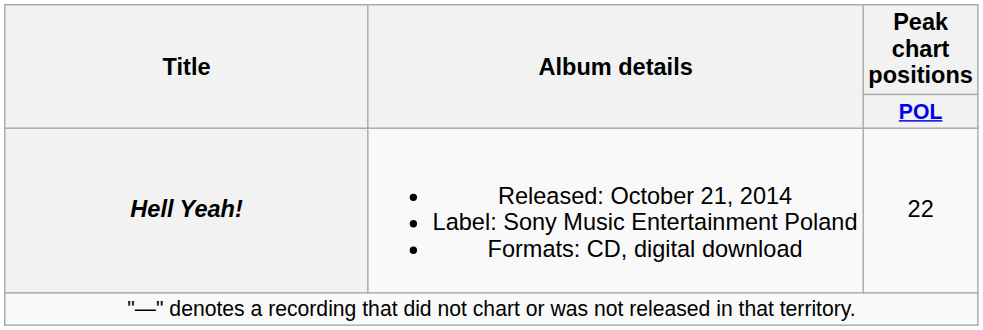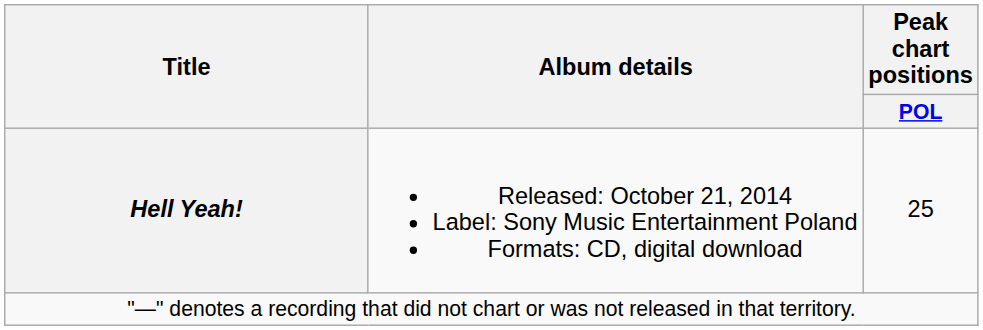(921, 210) 22 -> (921, 210) 25
